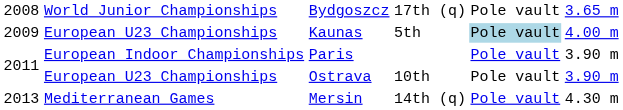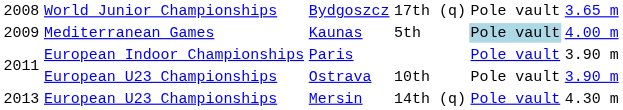(161, 33) European U23 Championships -> (129, 33) Mediterranean Games
(129, 98) Mediterranean Games -> (161, 98) European U23 Championships
